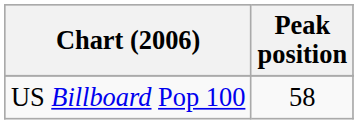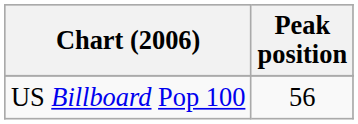(302, 97) 58 -> (302, 97) 56
